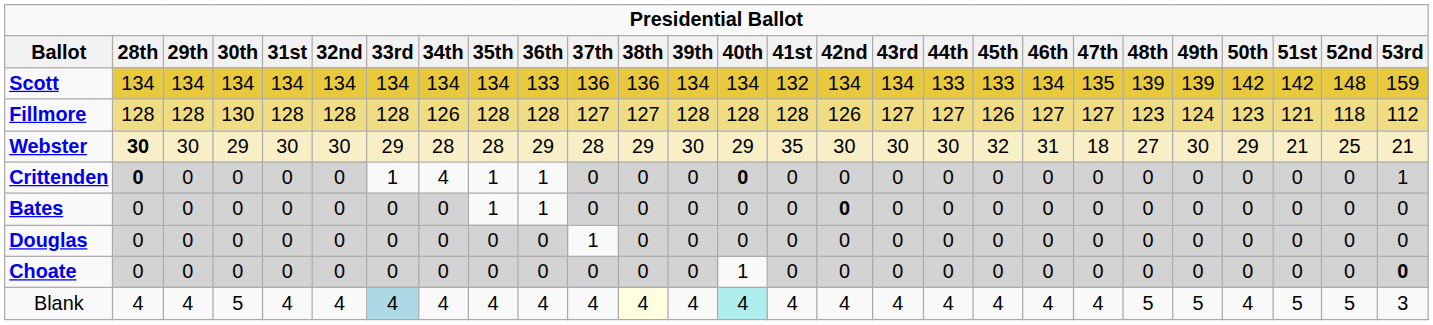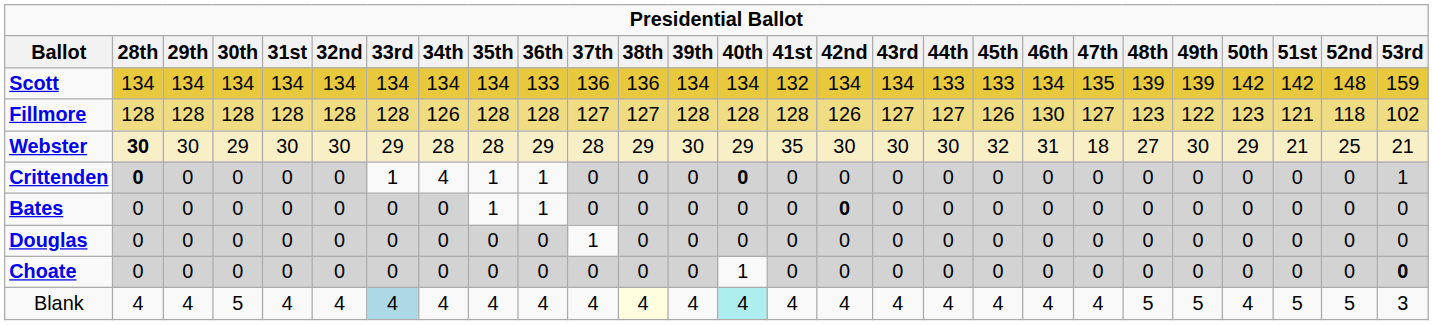(238, 114) 130 -> (238, 114) 128
(1048, 114) 127 -> (1048, 114) 130
(1198, 114) 124 -> (1198, 114) 122
(1403, 114) 112 -> (1403, 114) 102
